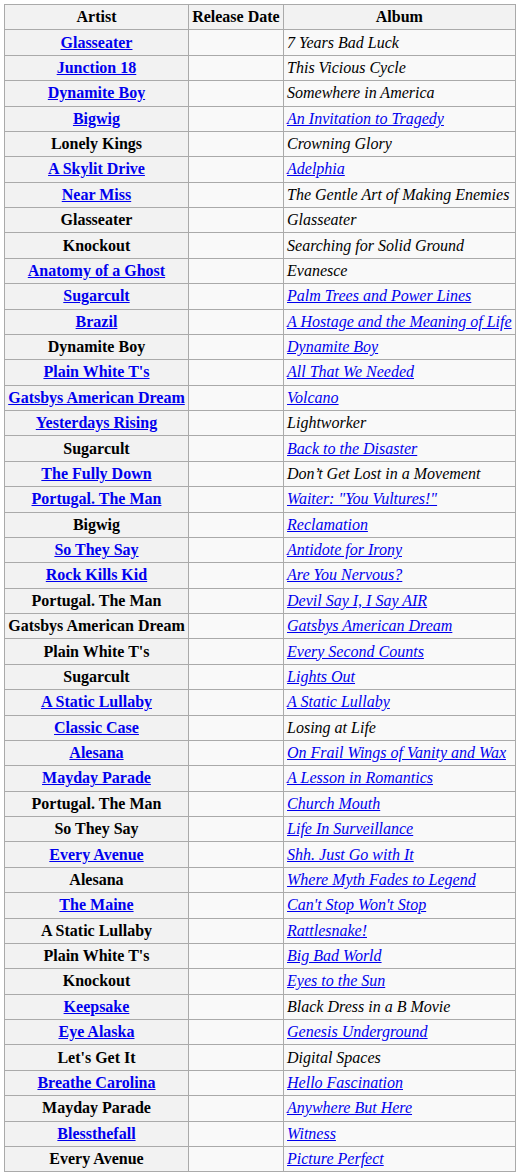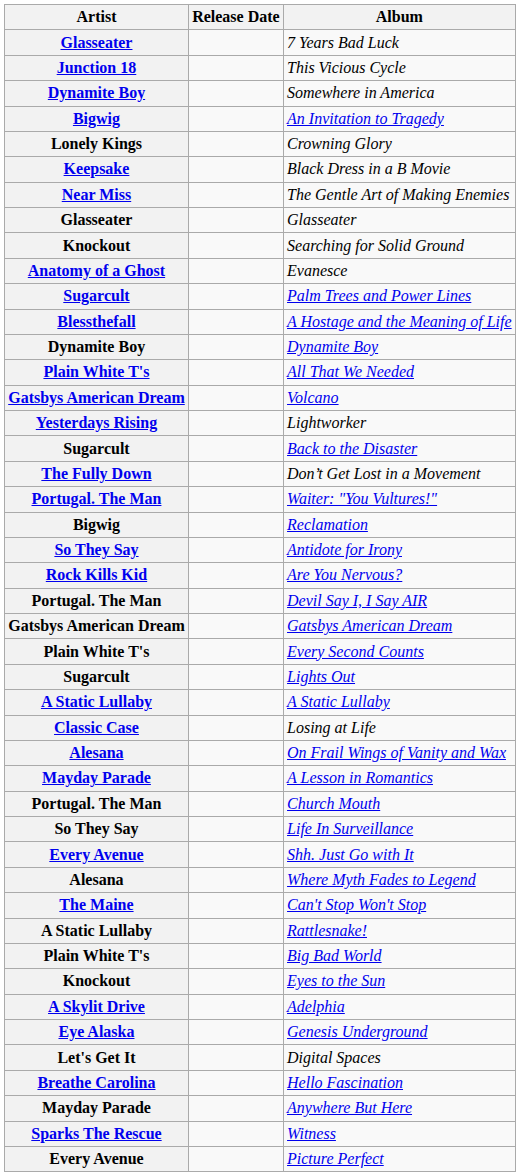rows swapped: (369, 1006) <-> (316, 169)
(96, 321) Brazil -> (96, 321) Blessthefall
(96, 1133) Blessthefall -> (96, 1133) Sparks The Rescue
